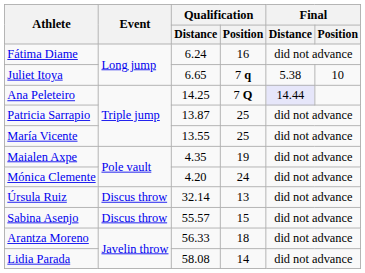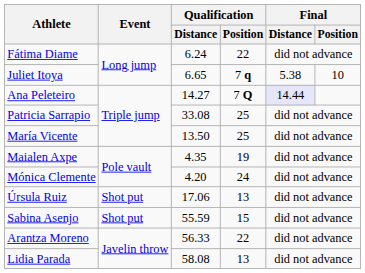(243, 54) 16 -> (243, 54) 22
(196, 95) 14.25 -> (196, 95) 14.27
(196, 116) 13.87 -> (196, 116) 33.08
(196, 136) 13.55 -> (196, 136) 13.50
(134, 197) Discus throw -> (122, 197) Shot put
(196, 197) 32.14 -> (196, 197) 17.06
(134, 218) Discus throw -> (122, 218) Shot put
(196, 218) 55.57 -> (196, 218) 55.59
(243, 238) 18 -> (243, 238) 22
(243, 259) 14 -> (243, 259) 13
